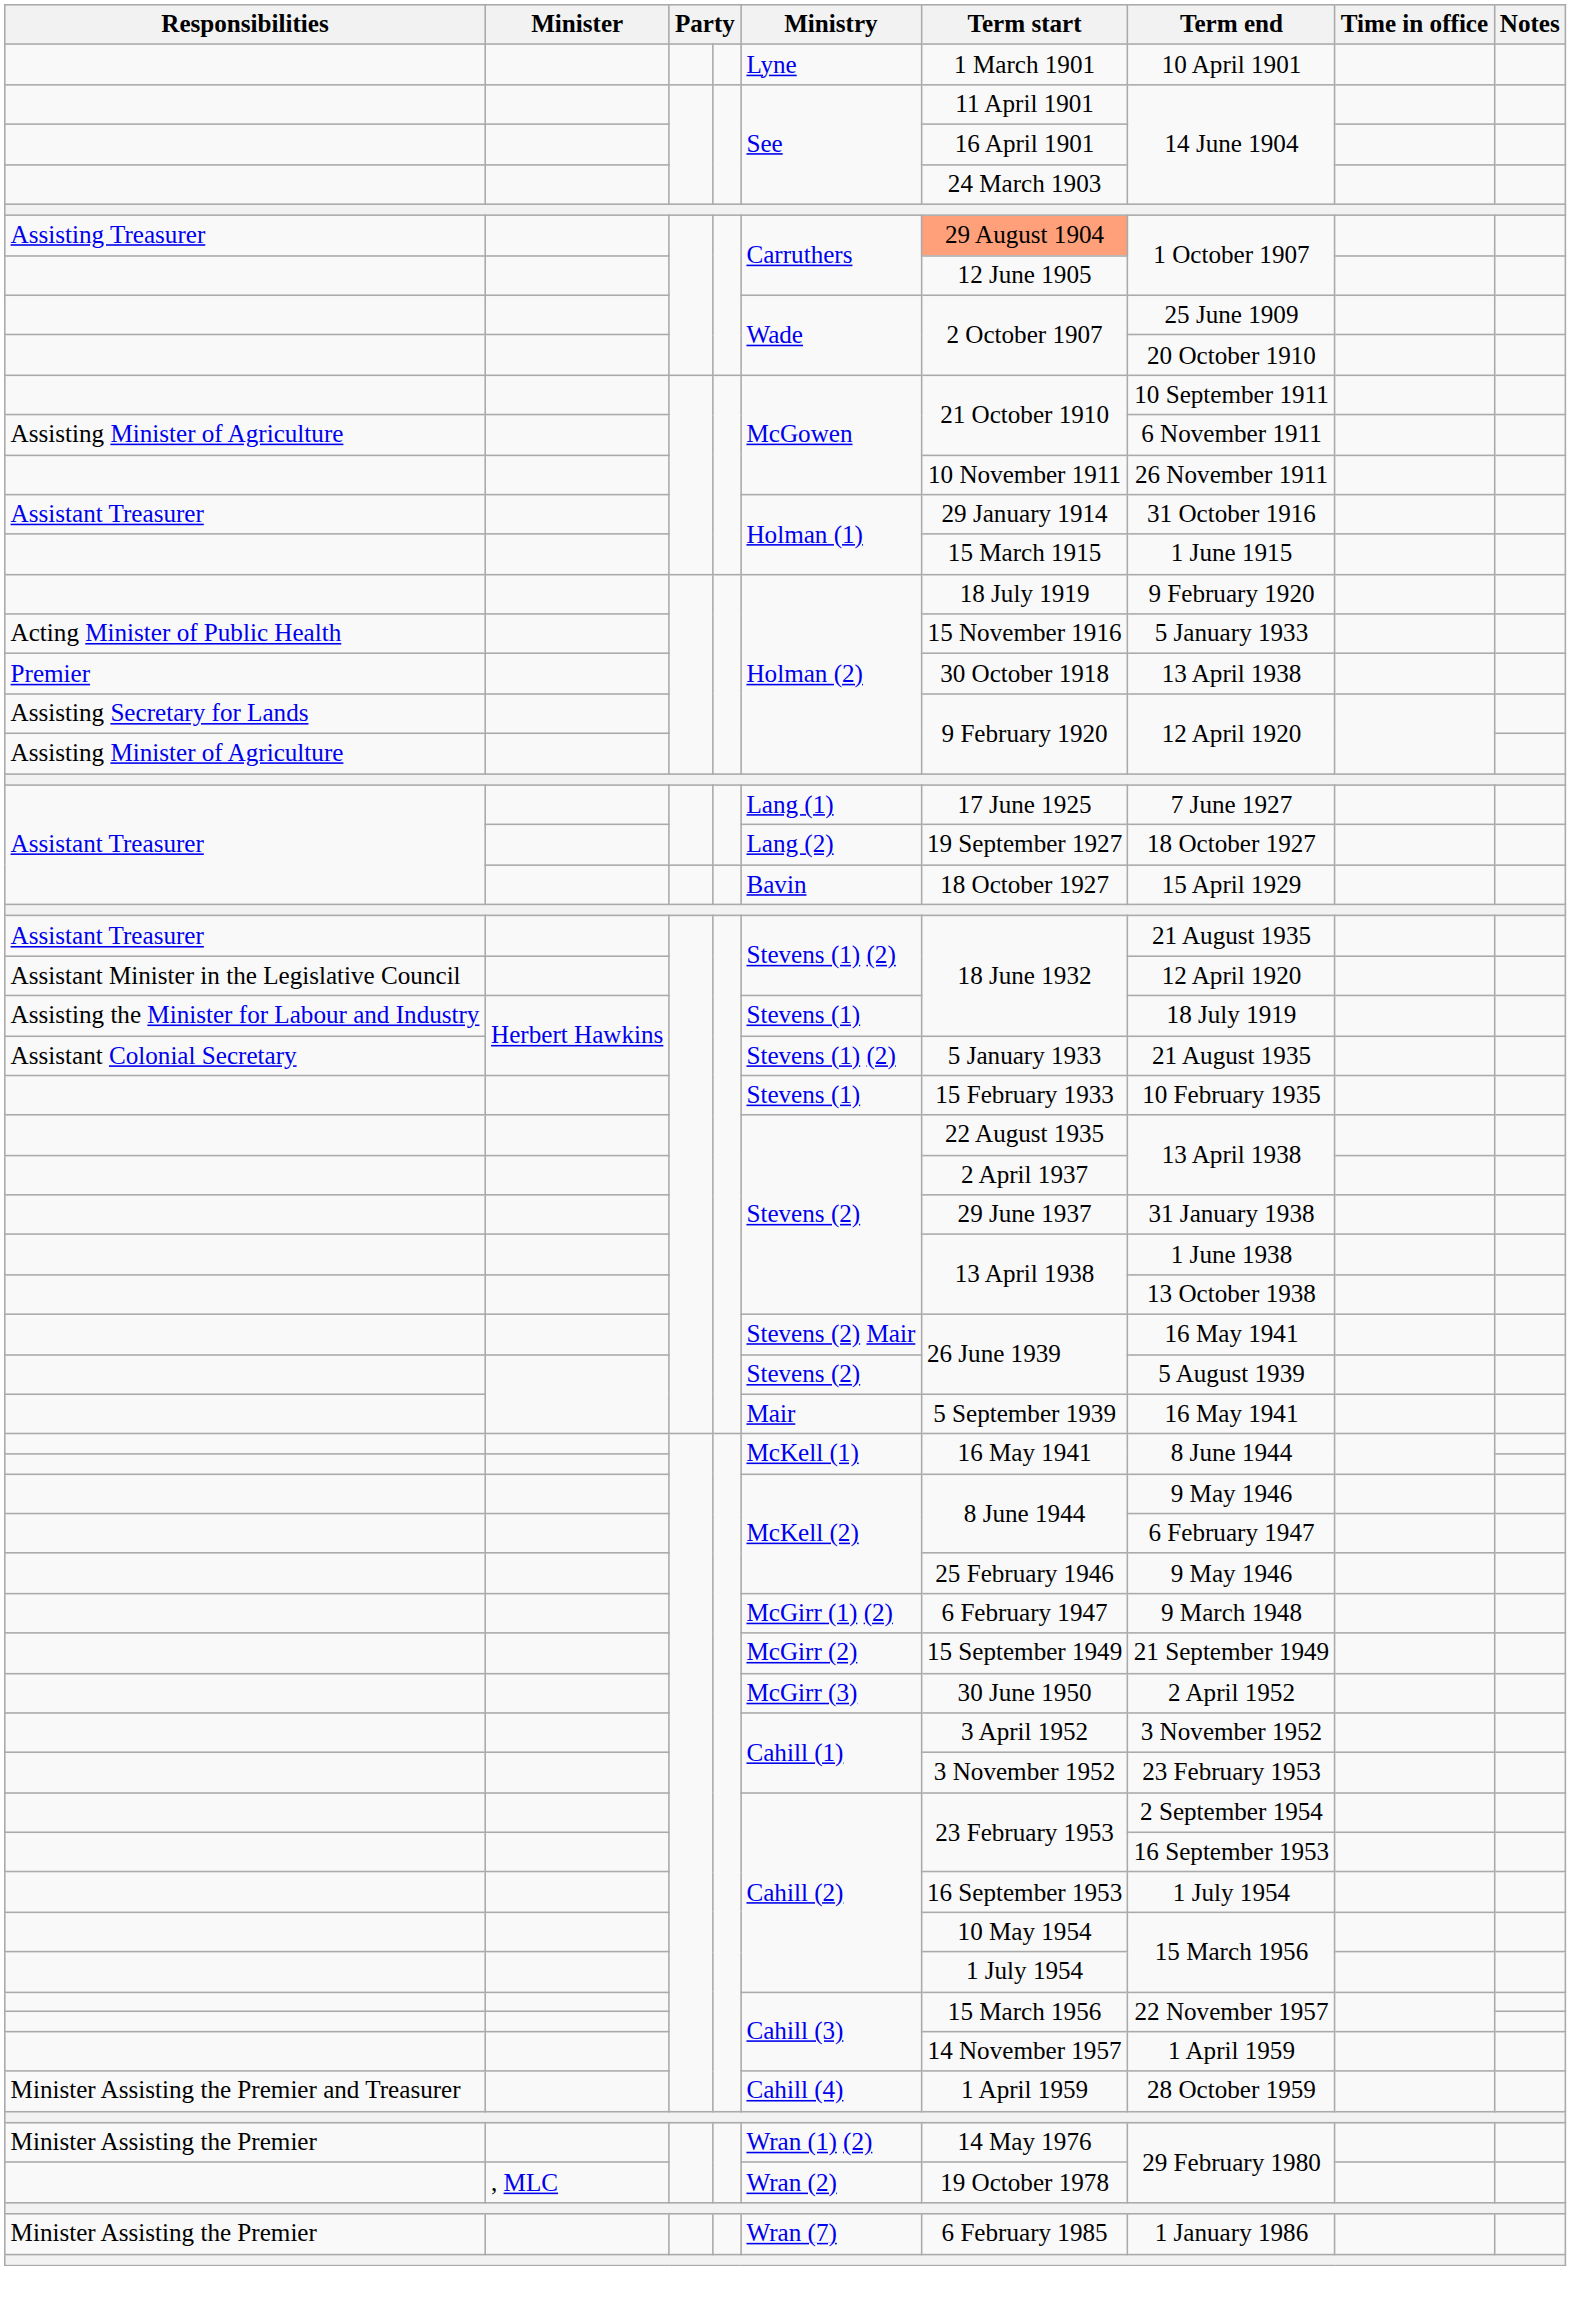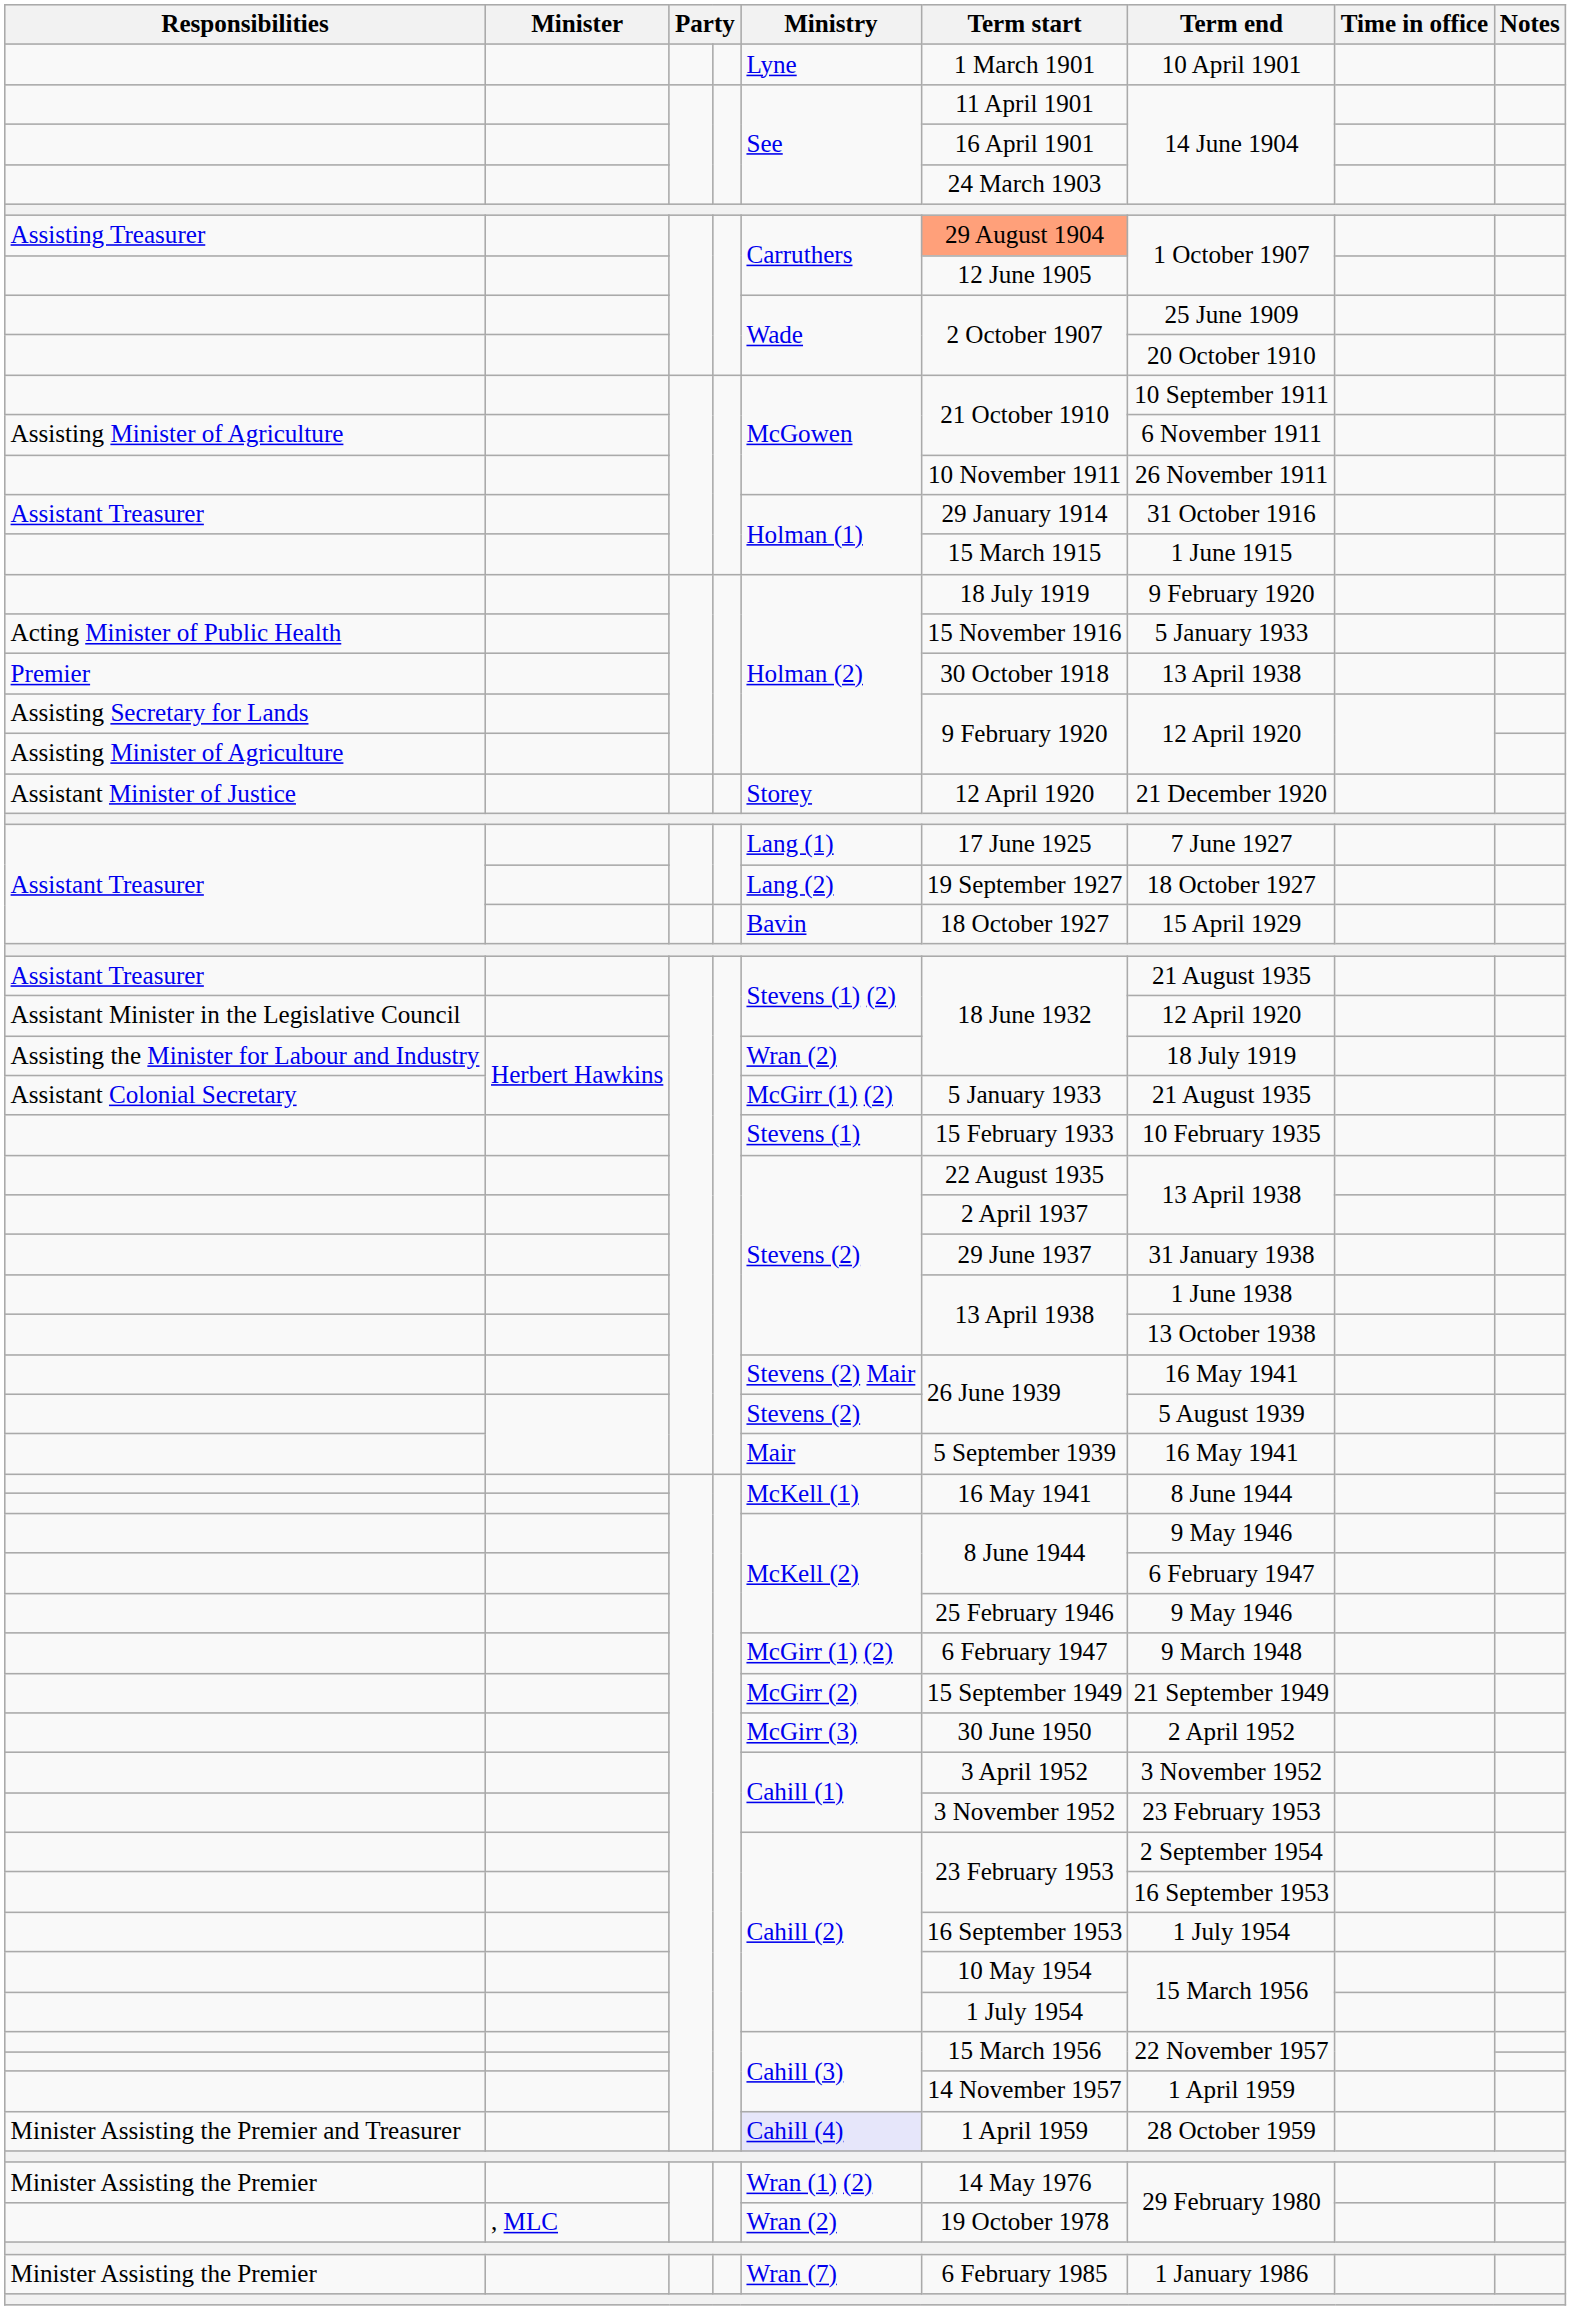+ row: (153, 792)
(803, 1015) Stevens (1) -> (792, 1055) Wran (2)
(821, 1055) Stevens (1) (2) -> (820, 1094) McGirr (1) (2)
(795, 2090) no background -> (795, 2130) lavender background
